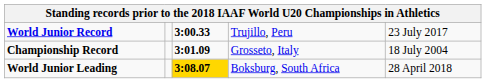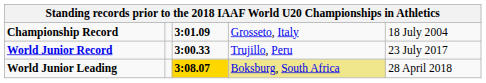rows swapped: (60, 31) <-> (63, 50)
(285, 68) no background -> (285, 68) khaki background
